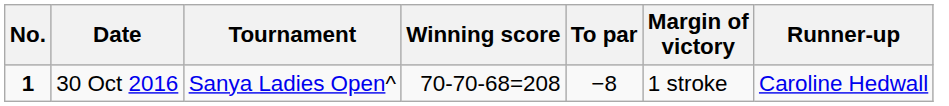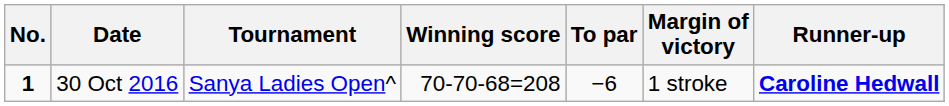(604, 82) −8 -> (604, 82) −6
(844, 82) normal -> (849, 82) bold
